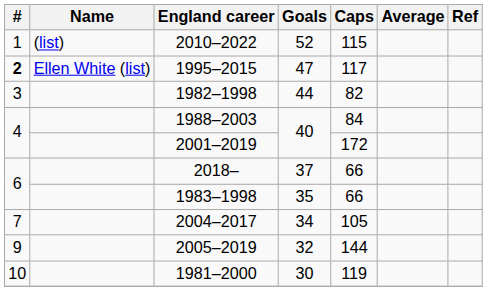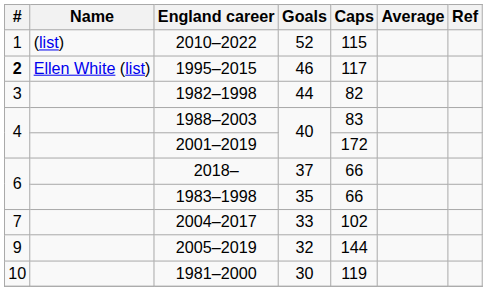(305, 68) 47 -> (305, 68) 46
(354, 119) 84 -> (354, 119) 83
(305, 222) 34 -> (305, 222) 33
(354, 222) 105 -> (354, 222) 102
